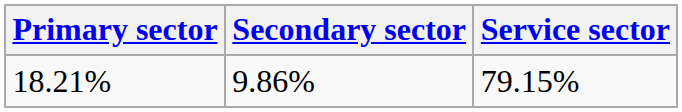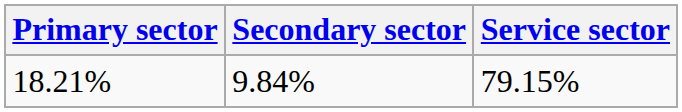(274, 80) 9.86% -> (274, 80) 9.84%
